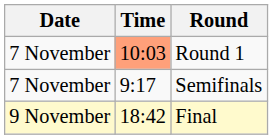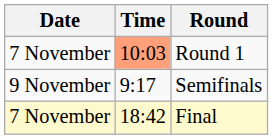(60, 85) 7 November -> (60, 85) 9 November
(60, 117) 9 November -> (60, 117) 7 November
